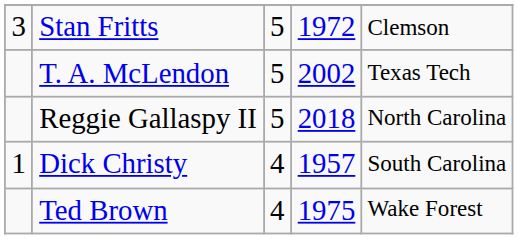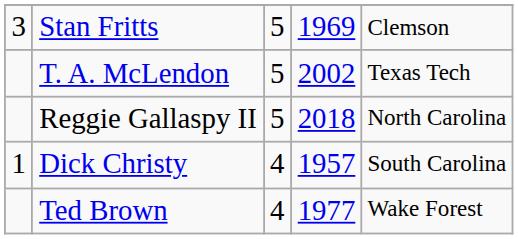(327, 27) 1972 -> (327, 27) 1969
(327, 210) 1975 -> (327, 210) 1977
